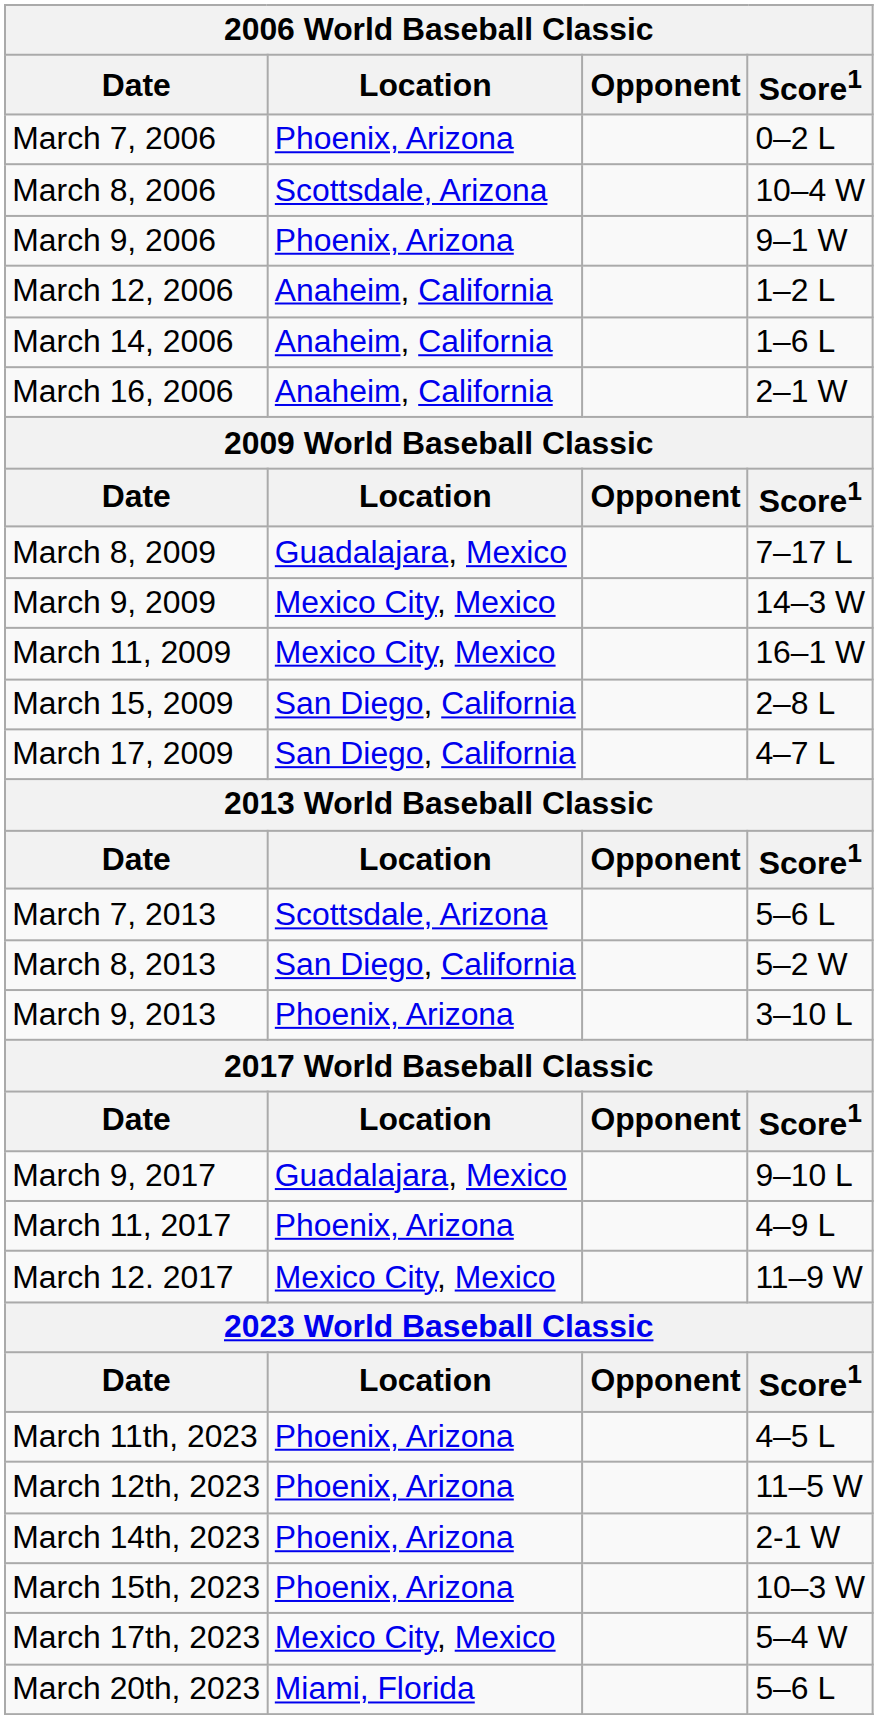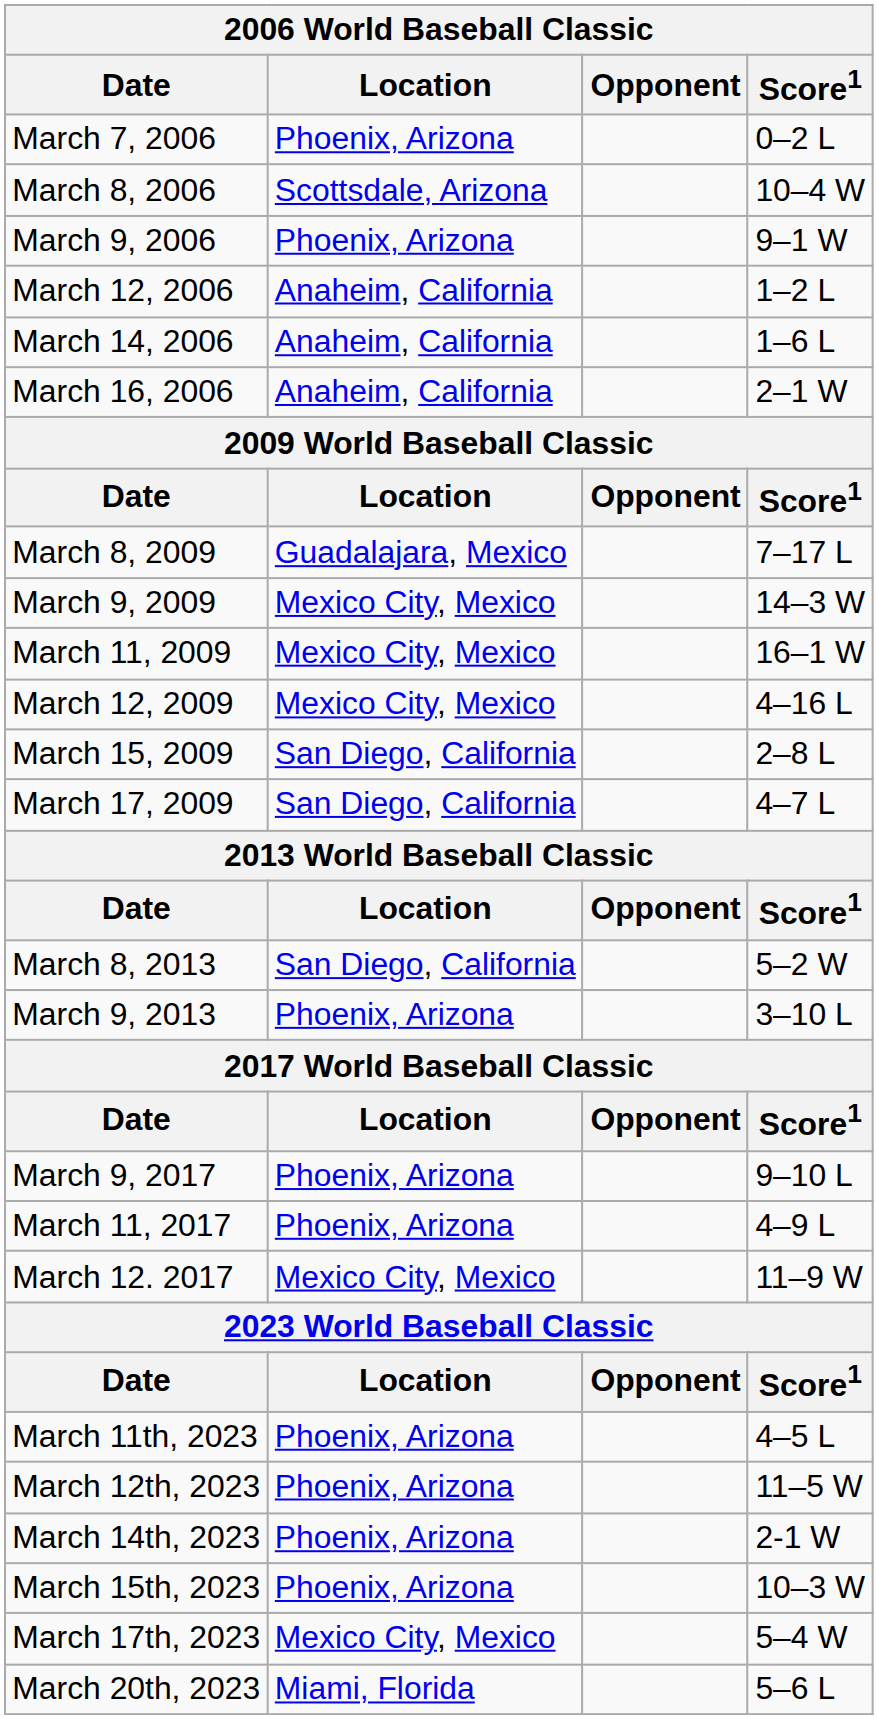+ row: (123, 703)
- row: (114, 914)
(421, 1175) Guadalajara, Mexico -> (394, 1175) Phoenix, Arizona
